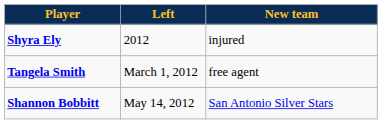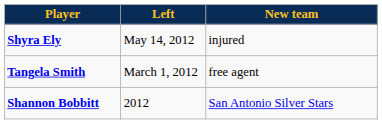(136, 40) 2012 -> (159, 40) May 14, 2012
(159, 103) May 14, 2012 -> (136, 103) 2012
